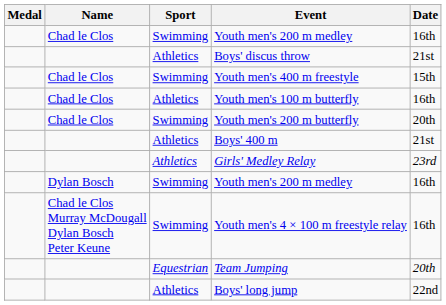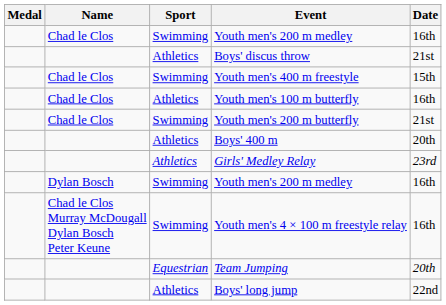(424, 119) 20th -> (423, 119) 21st
(423, 140) 21st -> (424, 140) 20th
